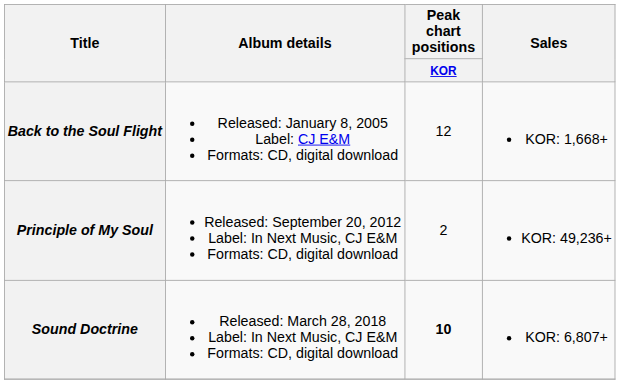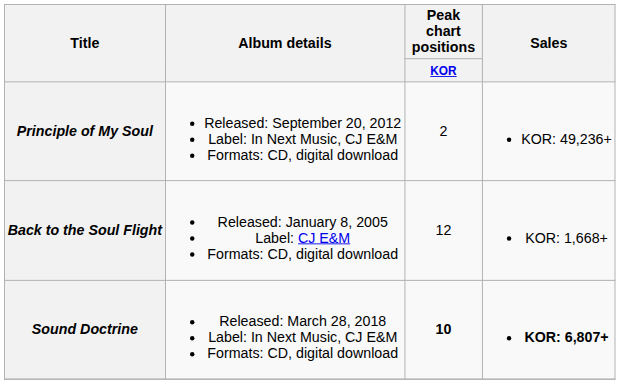rows swapped: (85, 131) <-> (85, 230)
(549, 337) normal -> (549, 337) bold
